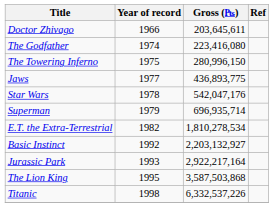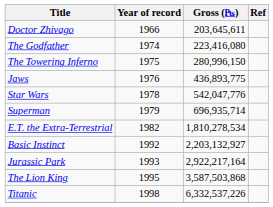(149, 78) 1977 -> (149, 78) 1976
(220, 95) 542,047,176 -> (220, 95) 542,047,776
